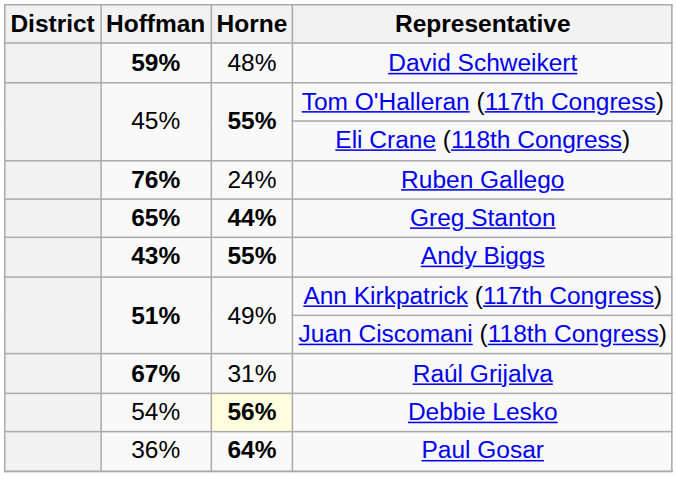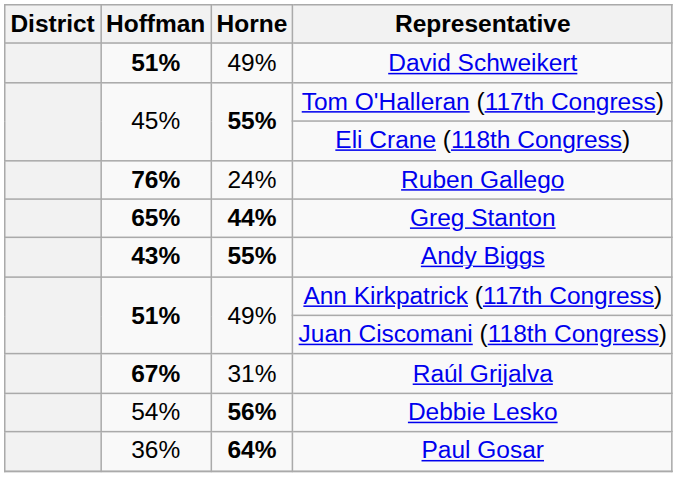(156, 62) 59% -> (156, 62) 51%
(252, 62) 48% -> (252, 62) 49%
(252, 412) lightyellow background -> (252, 412) no background
